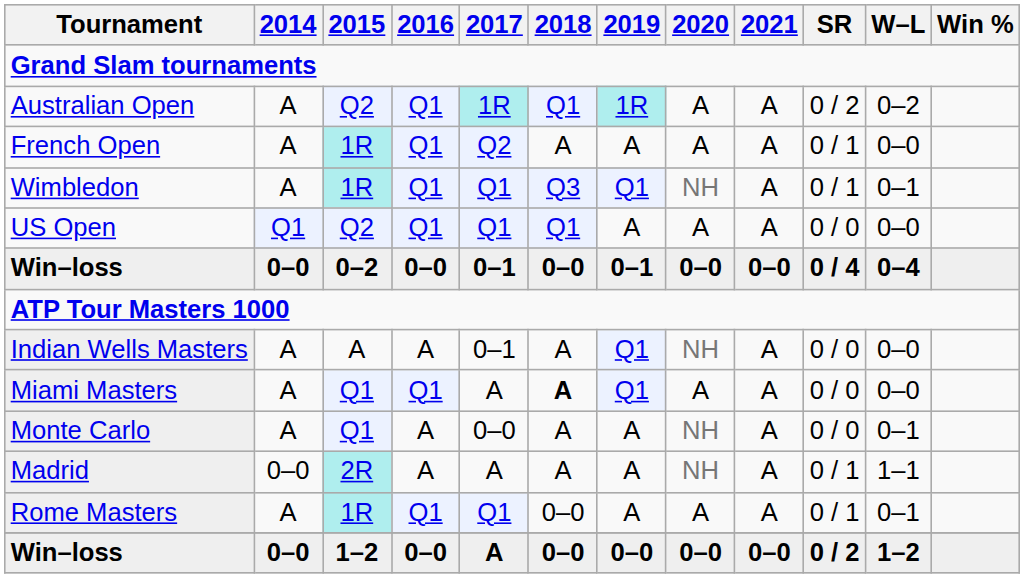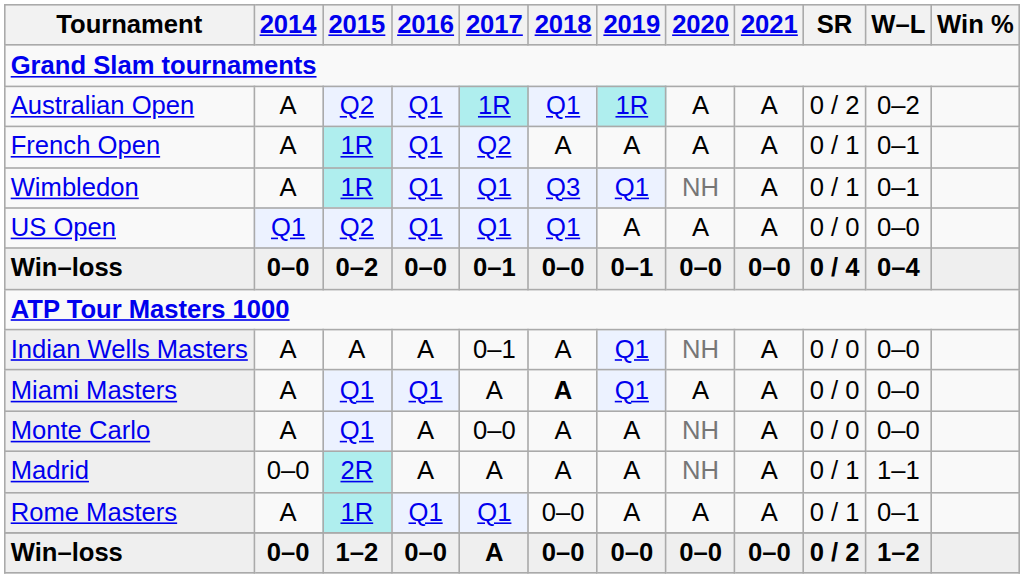(898, 146) 0–0 -> (898, 146) 0–1
(898, 430) 0–1 -> (898, 430) 0–0
